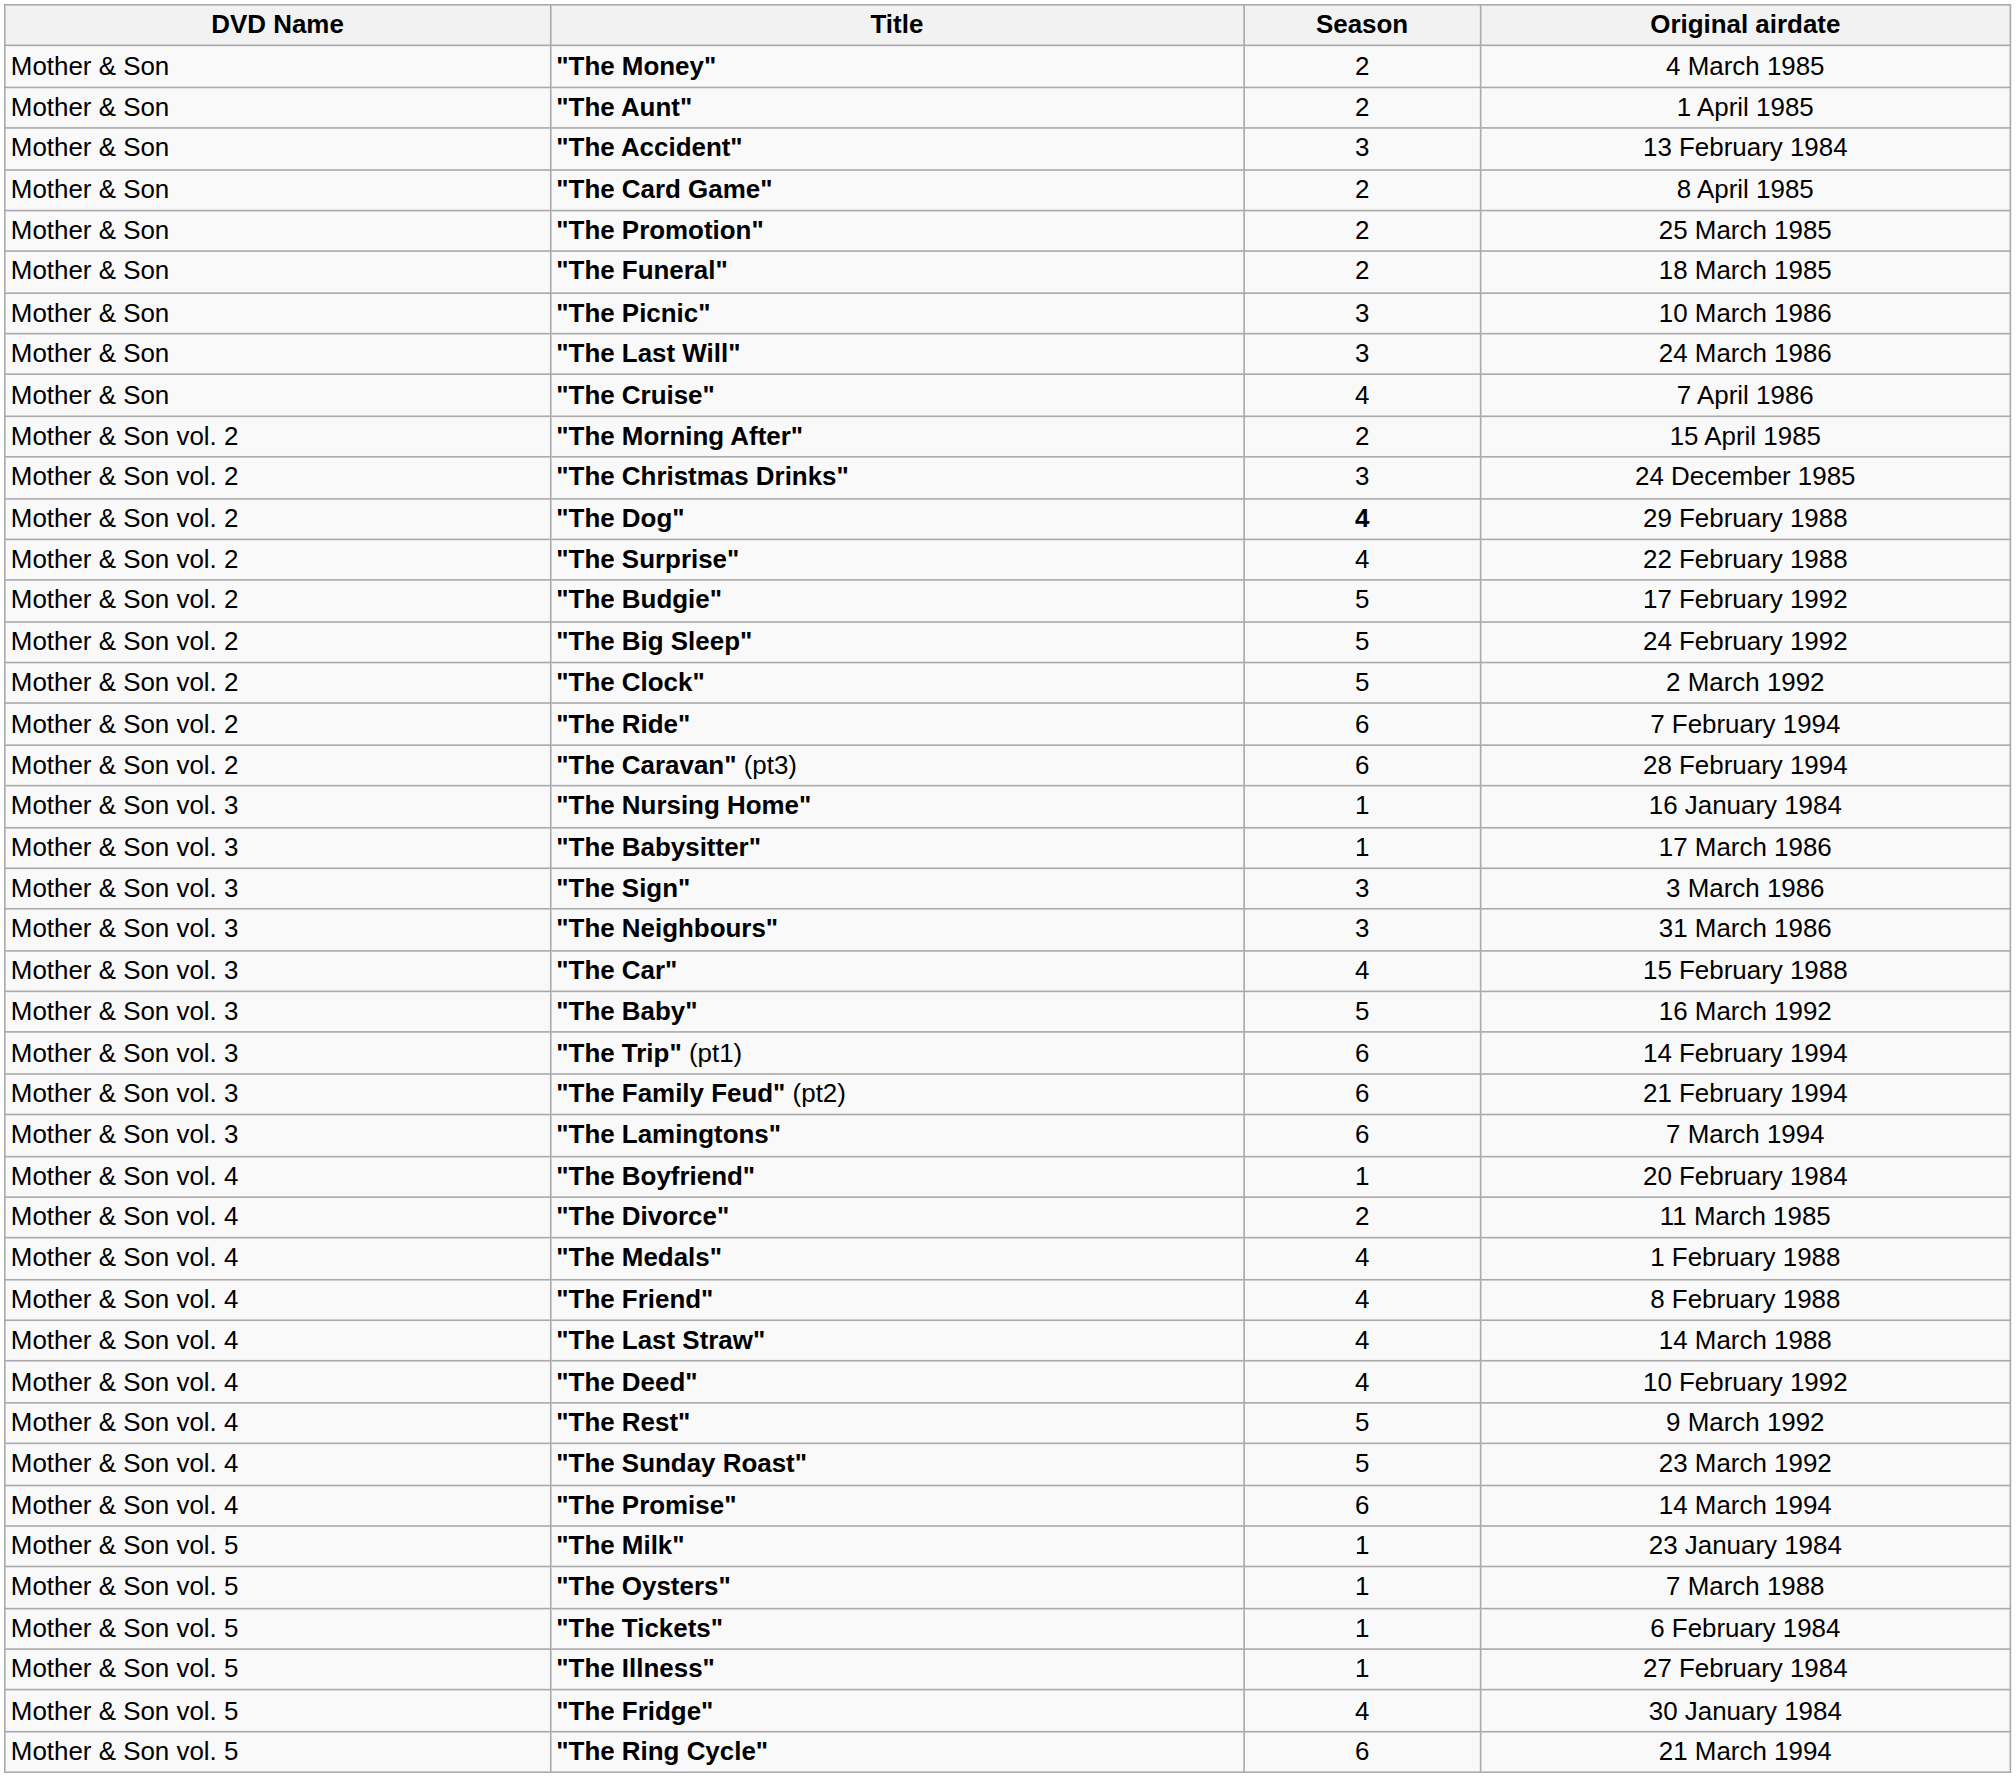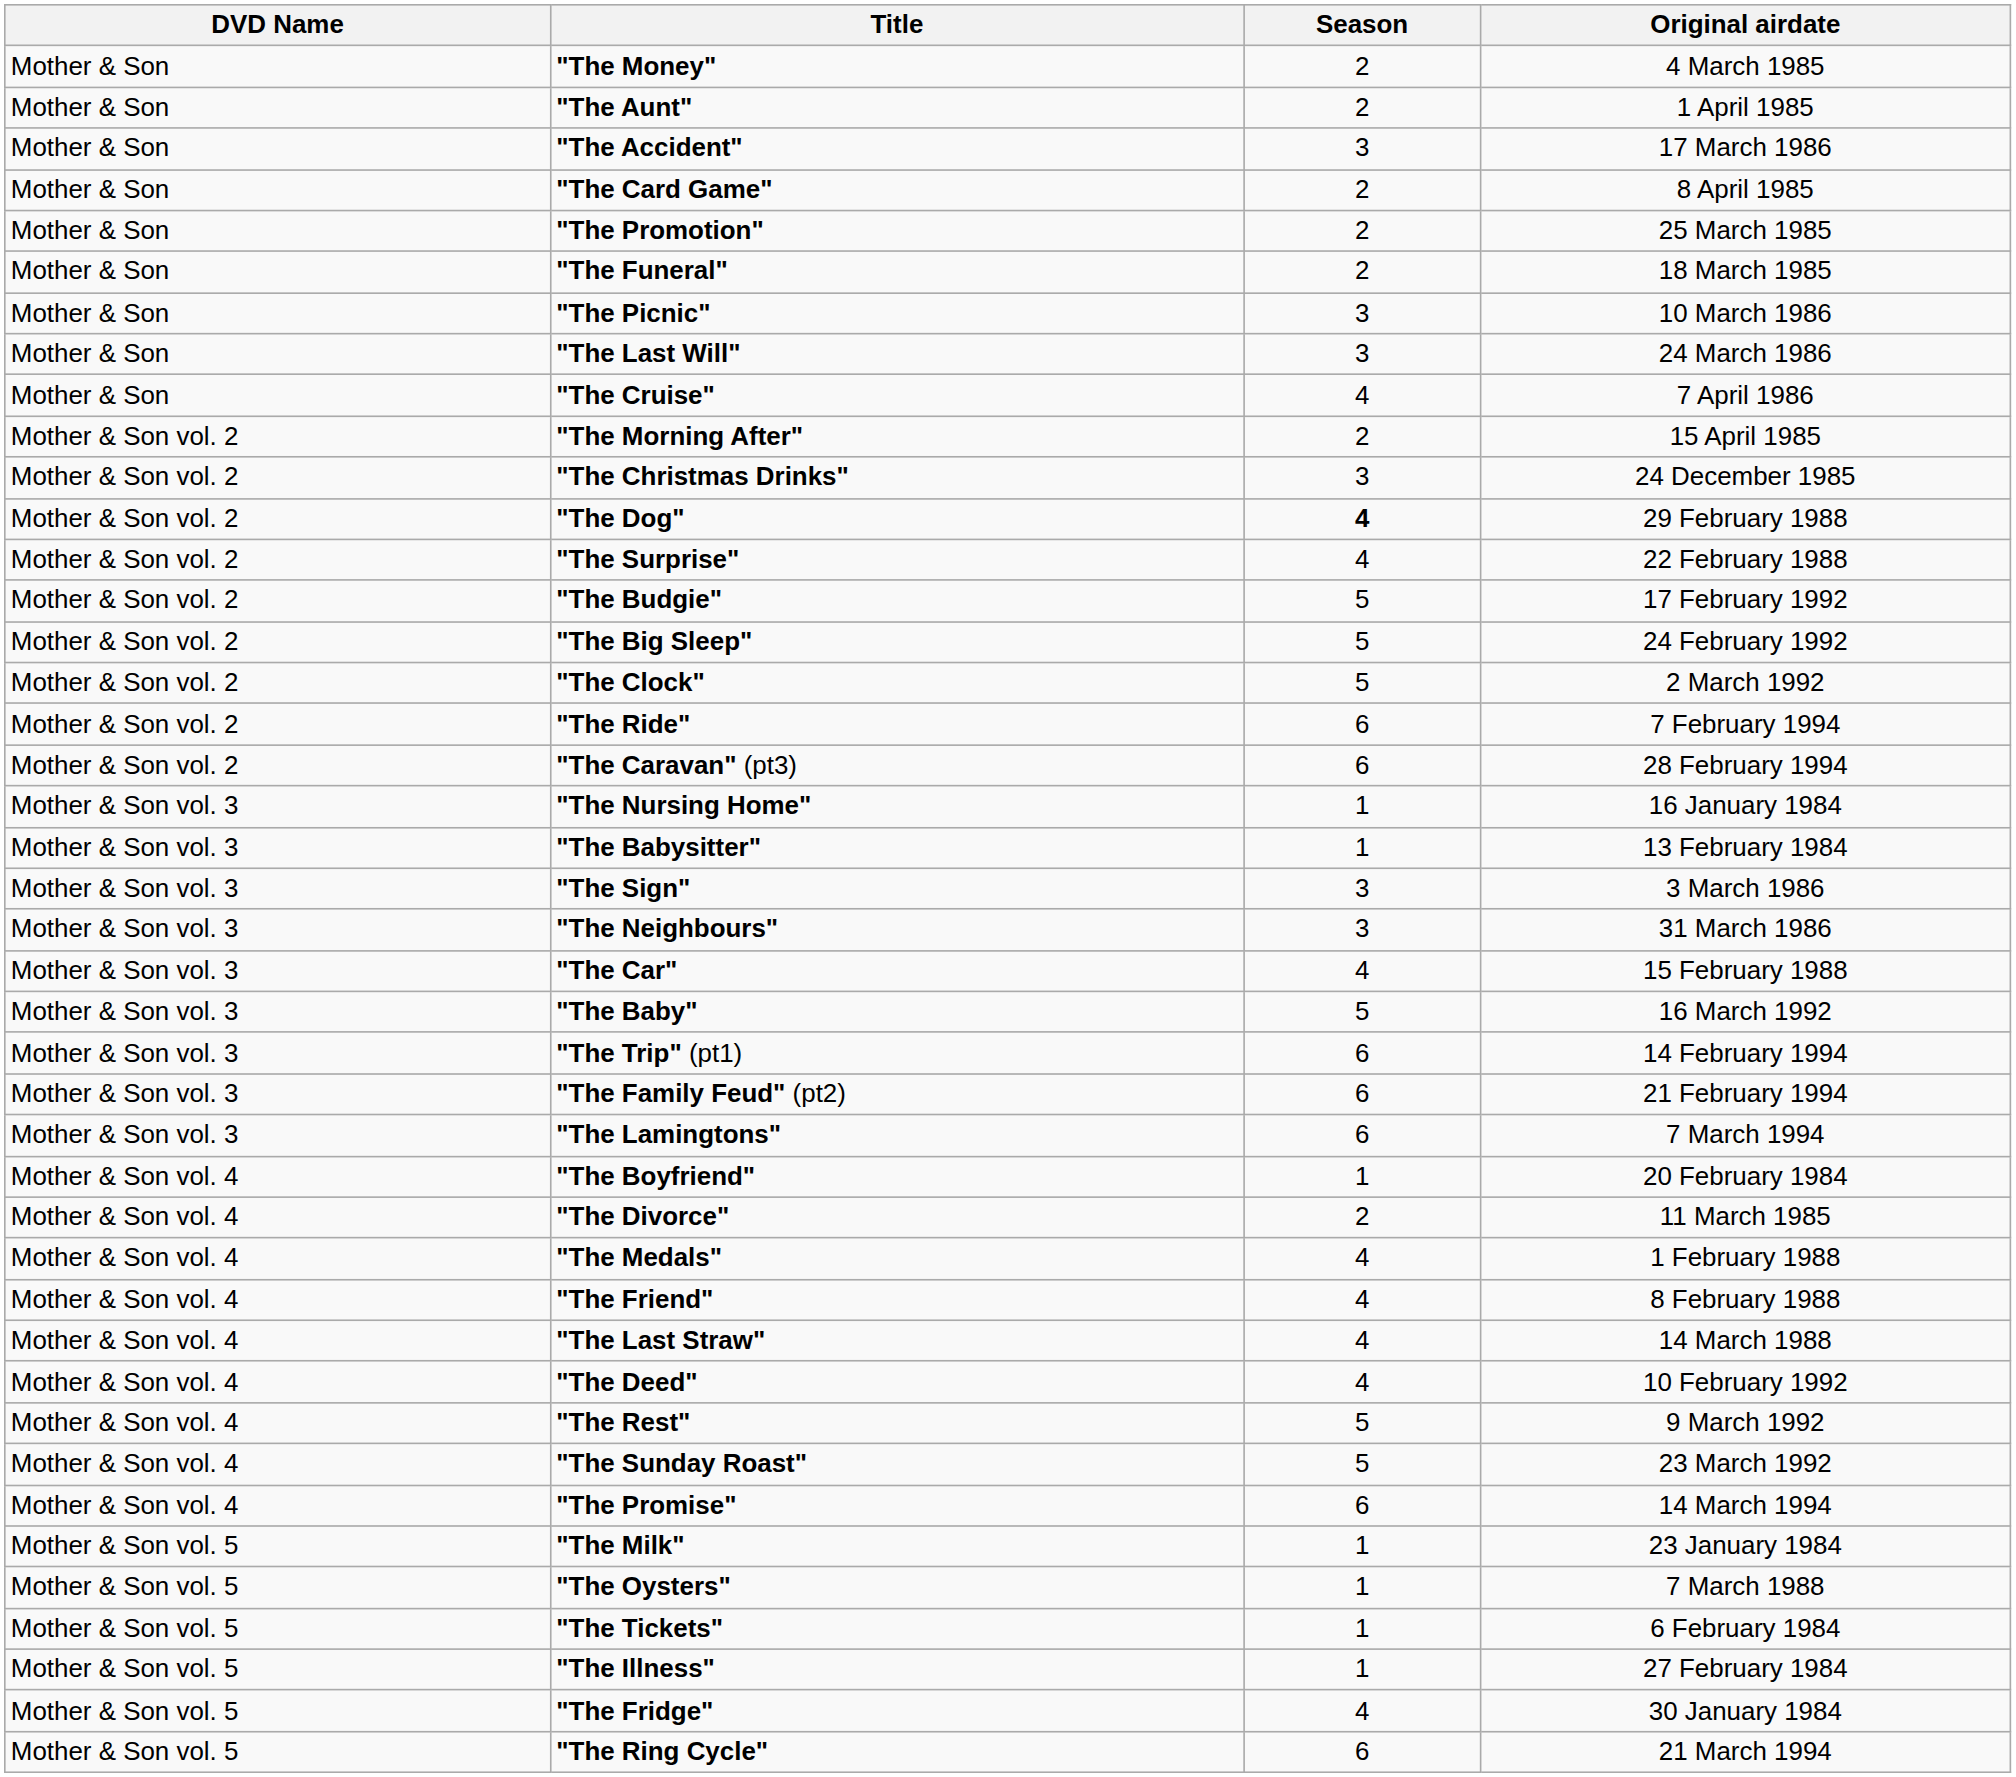(1745, 148) 13 February 1984 -> (1745, 148) 17 March 1986
(1745, 847) 17 March 1986 -> (1745, 847) 13 February 1984
